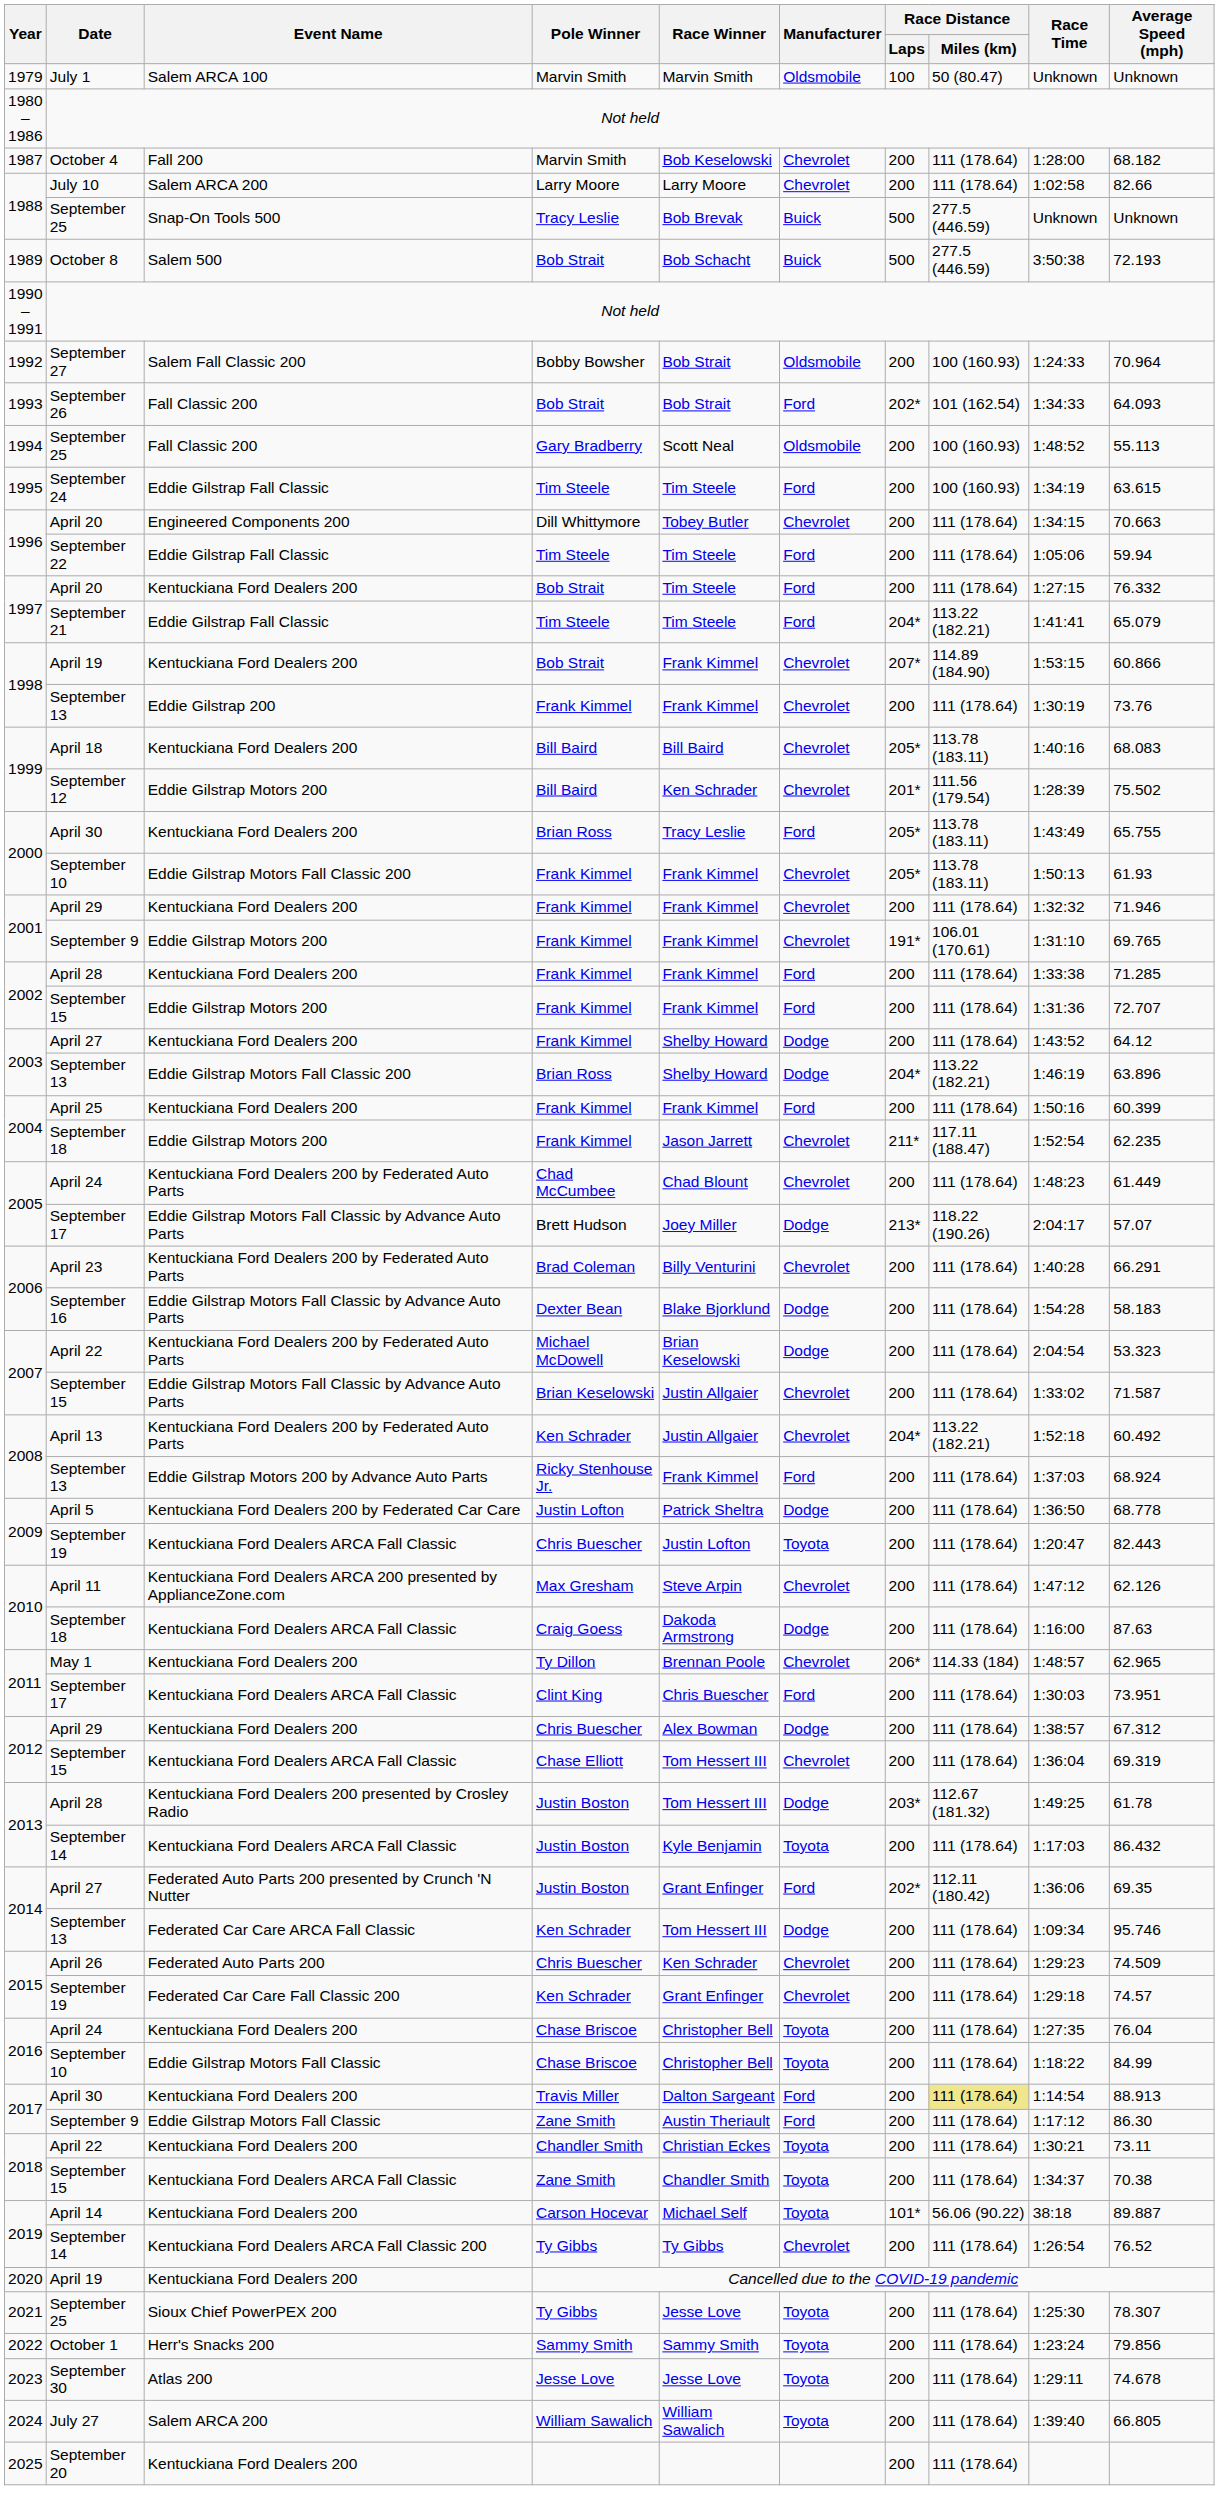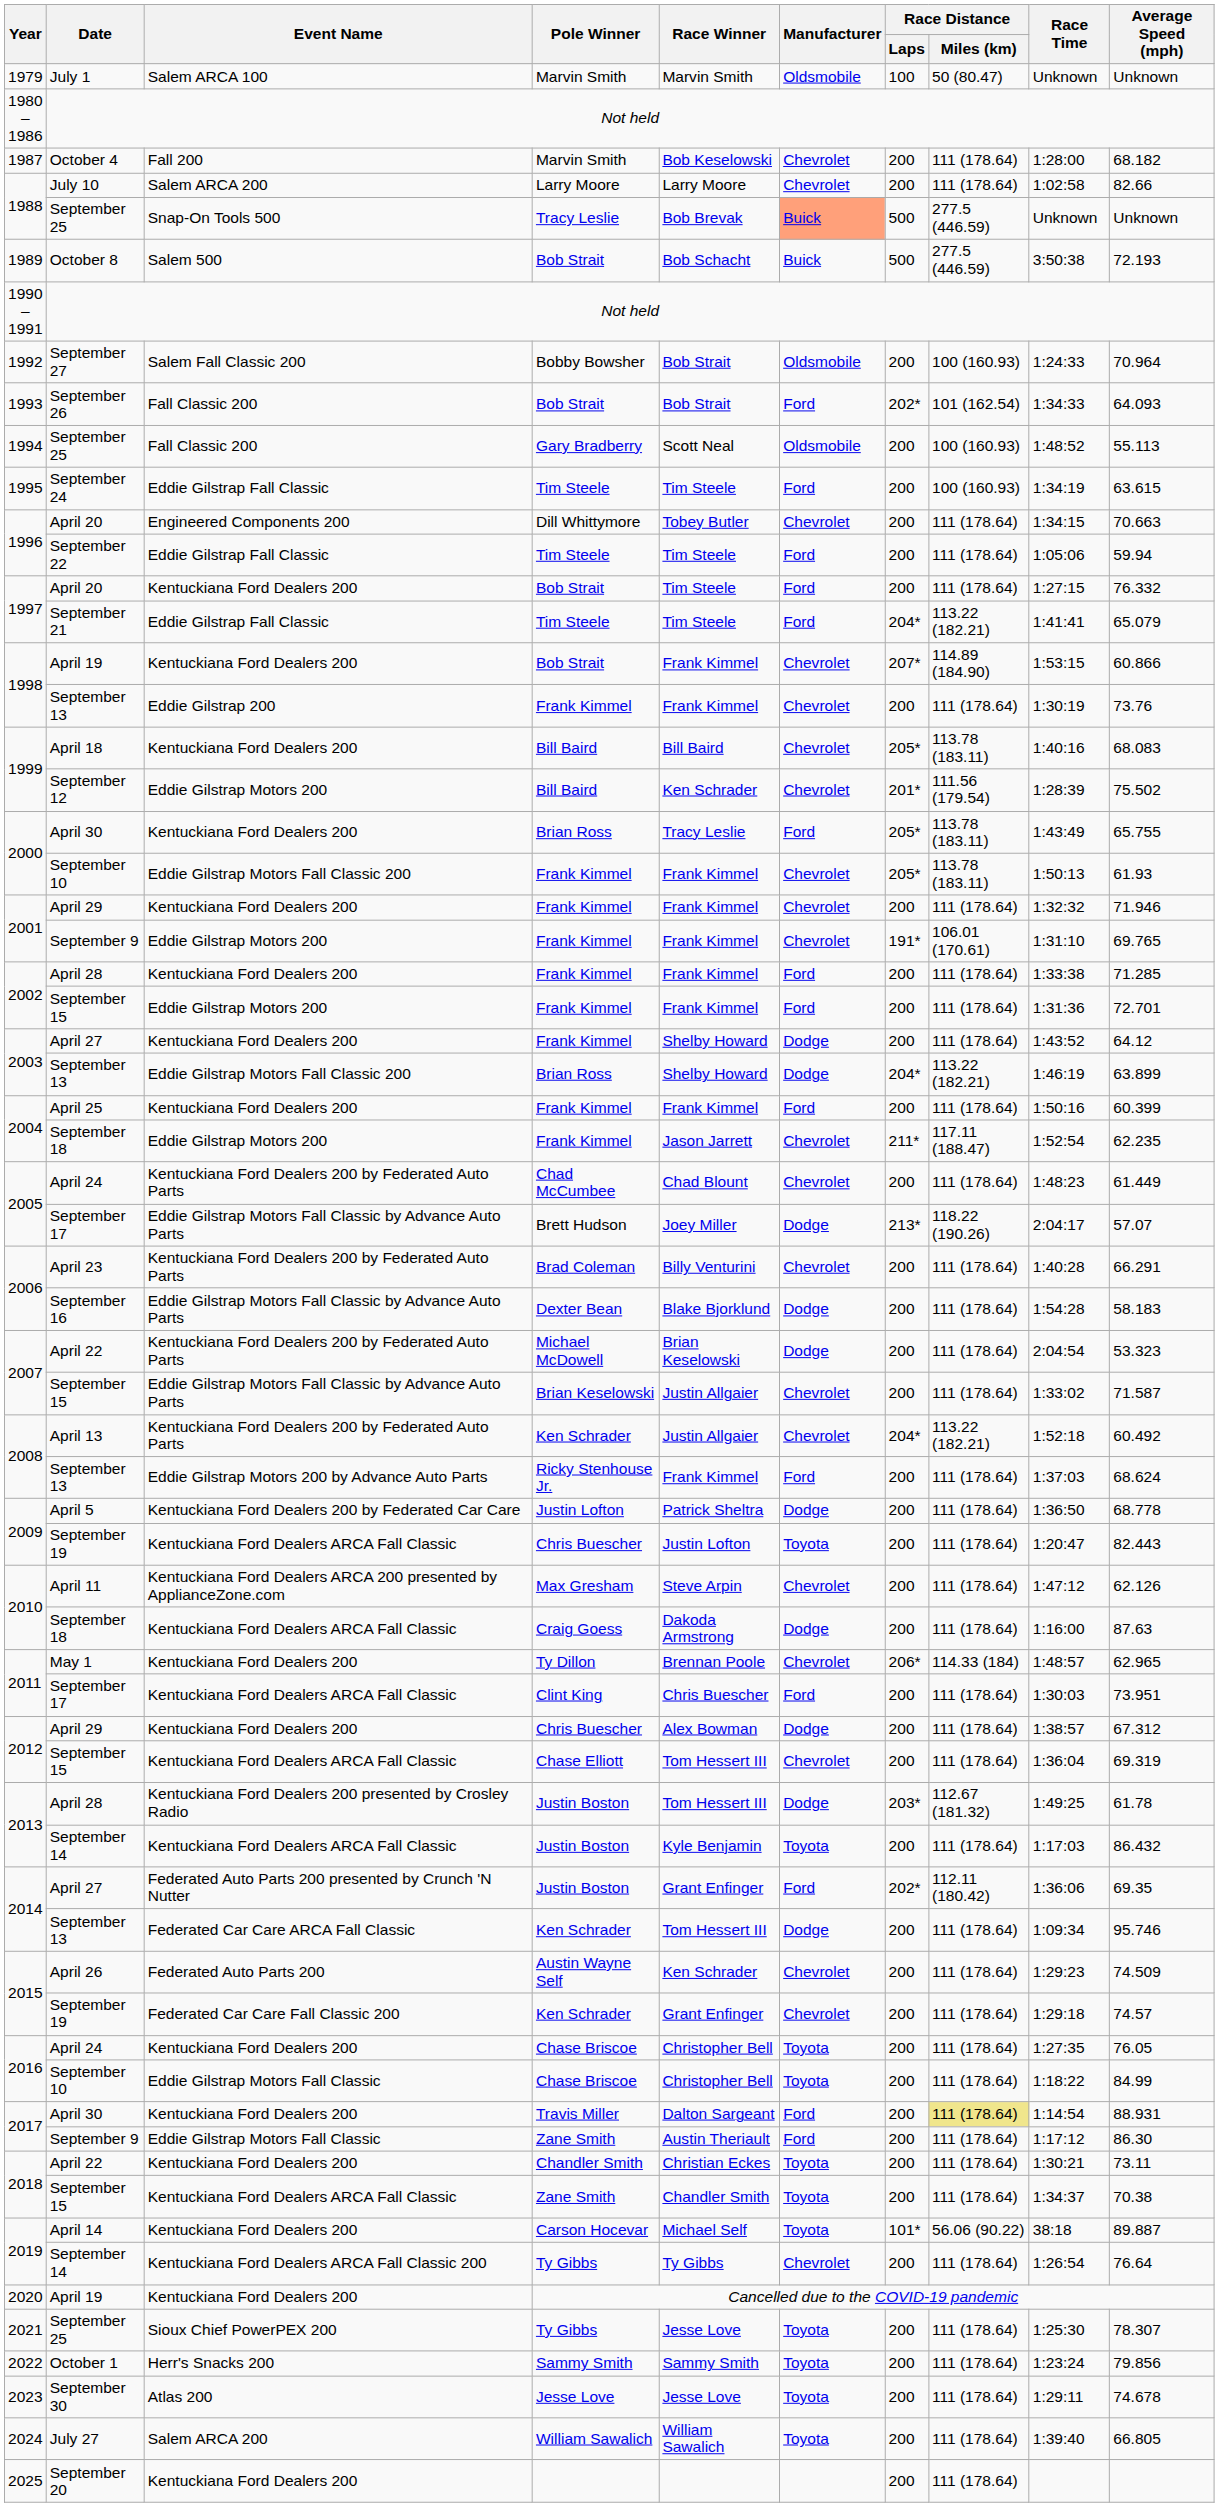(802, 218) no background -> (802, 218) lightsalmon background
(1137, 1007) 72.707 -> (1137, 1007) 72.701
(1137, 1074) 63.896 -> (1137, 1074) 63.899
(1137, 1477) 68.924 -> (1137, 1477) 68.624
(589, 1963) Chris Buescher -> (584, 1972) Austin Wayne Self
(1133, 2030) 76.04 -> (1133, 2047) 76.05
(1137, 2096) 88.913 -> (1137, 2114) 88.931
(1133, 2245) 76.52 -> (1133, 2263) 76.64
